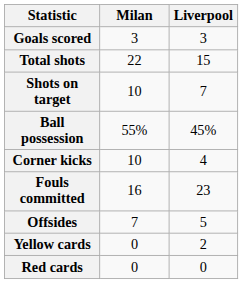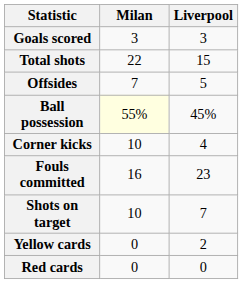rows swapped: (52, 91) <-> (52, 221)
(134, 130) no background -> (134, 114) lightyellow background
